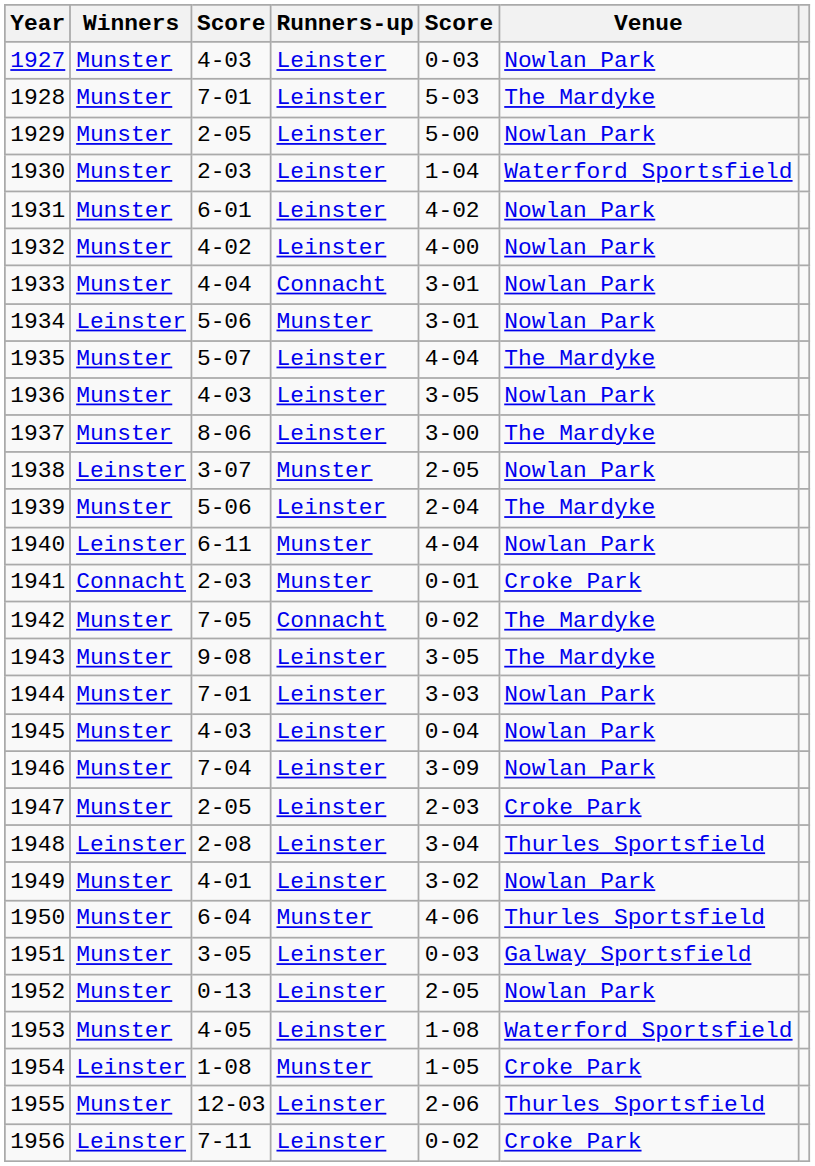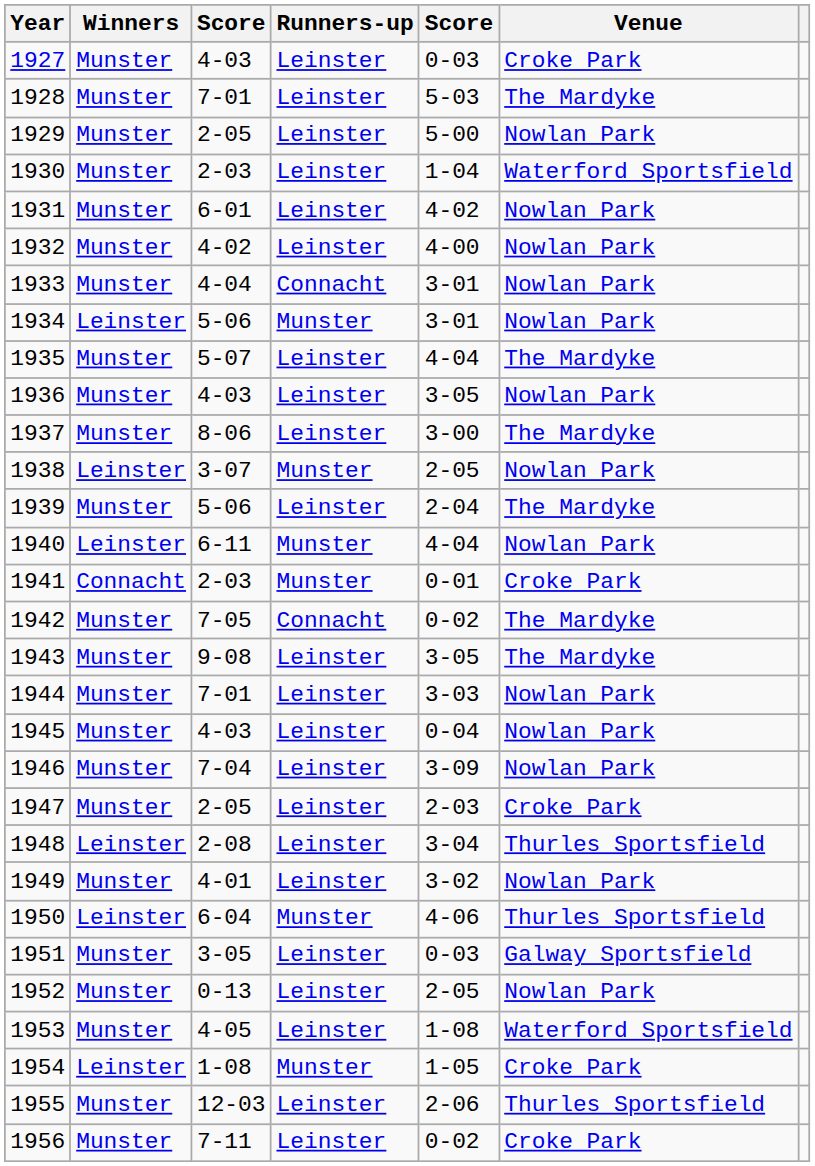(580, 61) Nowlan Park -> (573, 61) Croke Park
(124, 918) Munster -> (131, 918) Leinster
(131, 1142) Leinster -> (124, 1142) Munster
